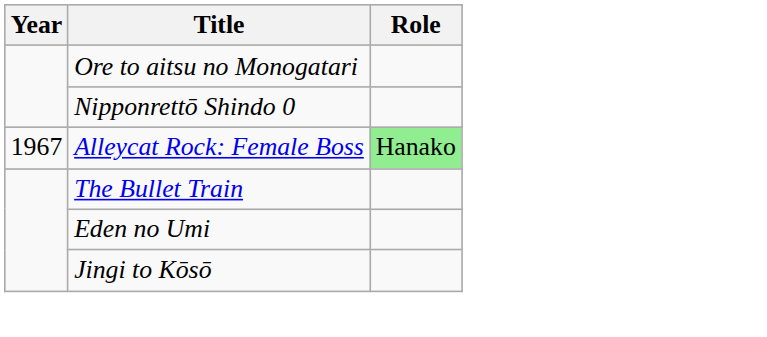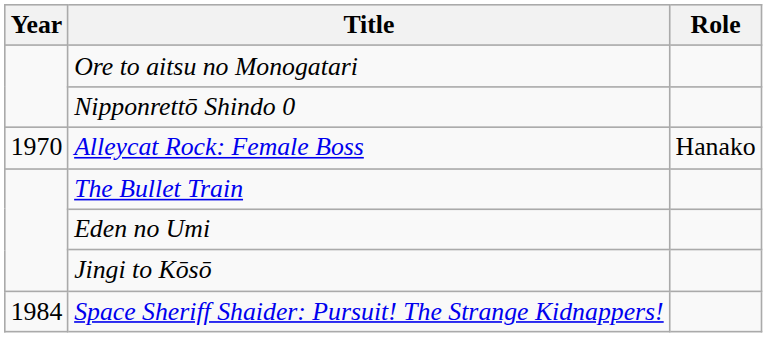(37, 147) 1967 -> (37, 147) 1970
(416, 147) lightgreen background -> (716, 147) no background
+ row: (369, 310)
